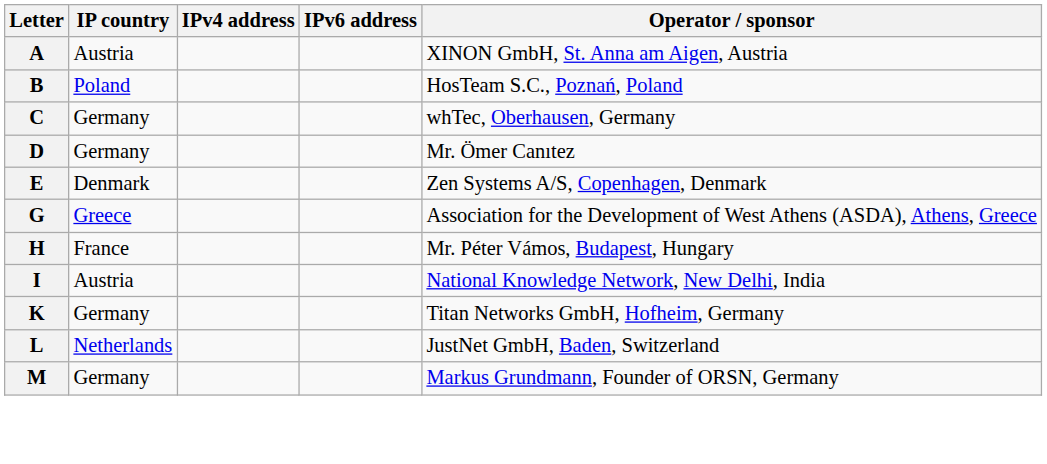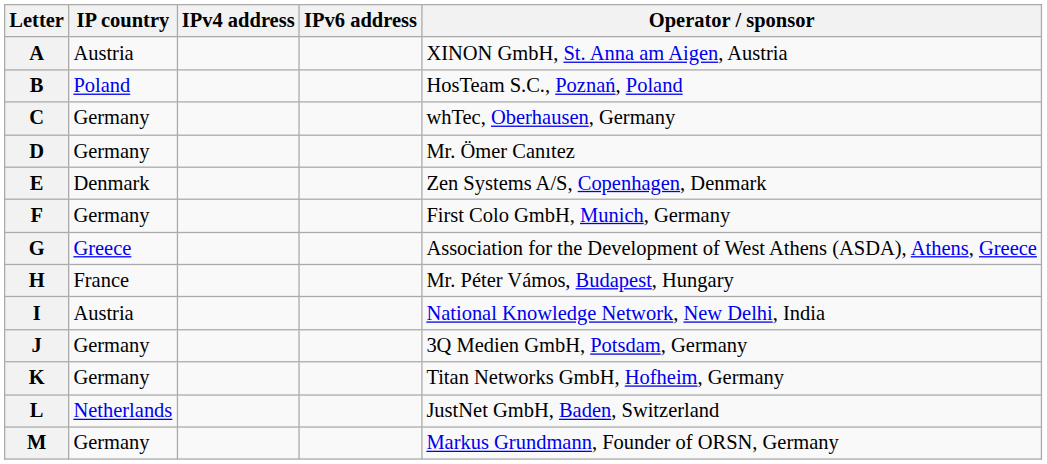+ row: (37, 215)
+ row: (37, 345)
